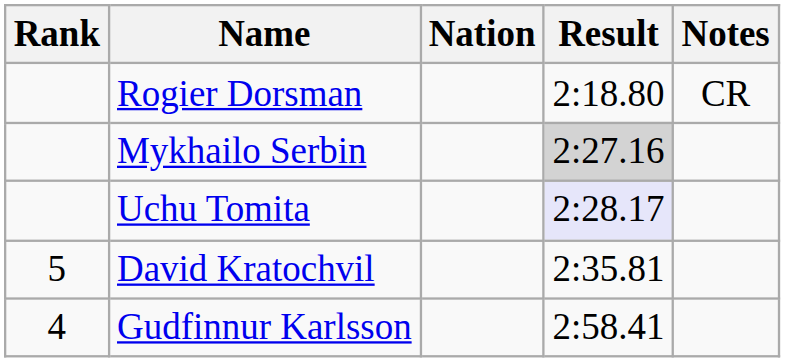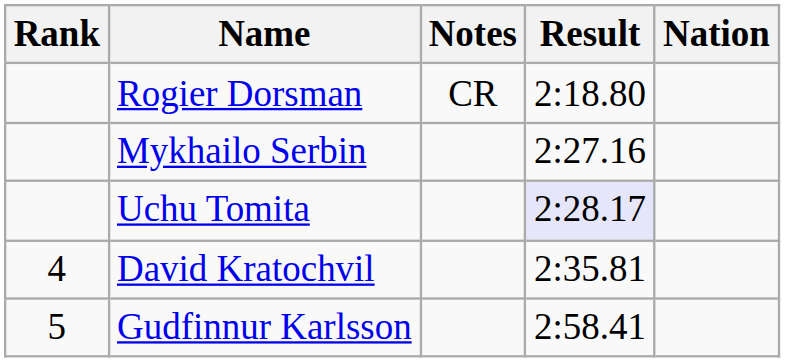columns swapped: (482, 33) <-> (726, 33)
(608, 151) lightgrey background -> (590, 151) no background
(57, 268) 5 -> (57, 268) 4
(57, 326) 4 -> (57, 326) 5
